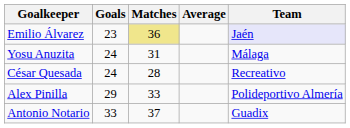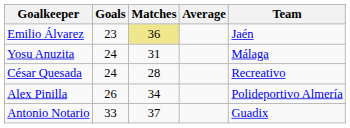(243, 34) lavender background -> (243, 34) no background
(110, 93) 29 -> (110, 93) 26
(154, 93) 33 -> (154, 93) 34
